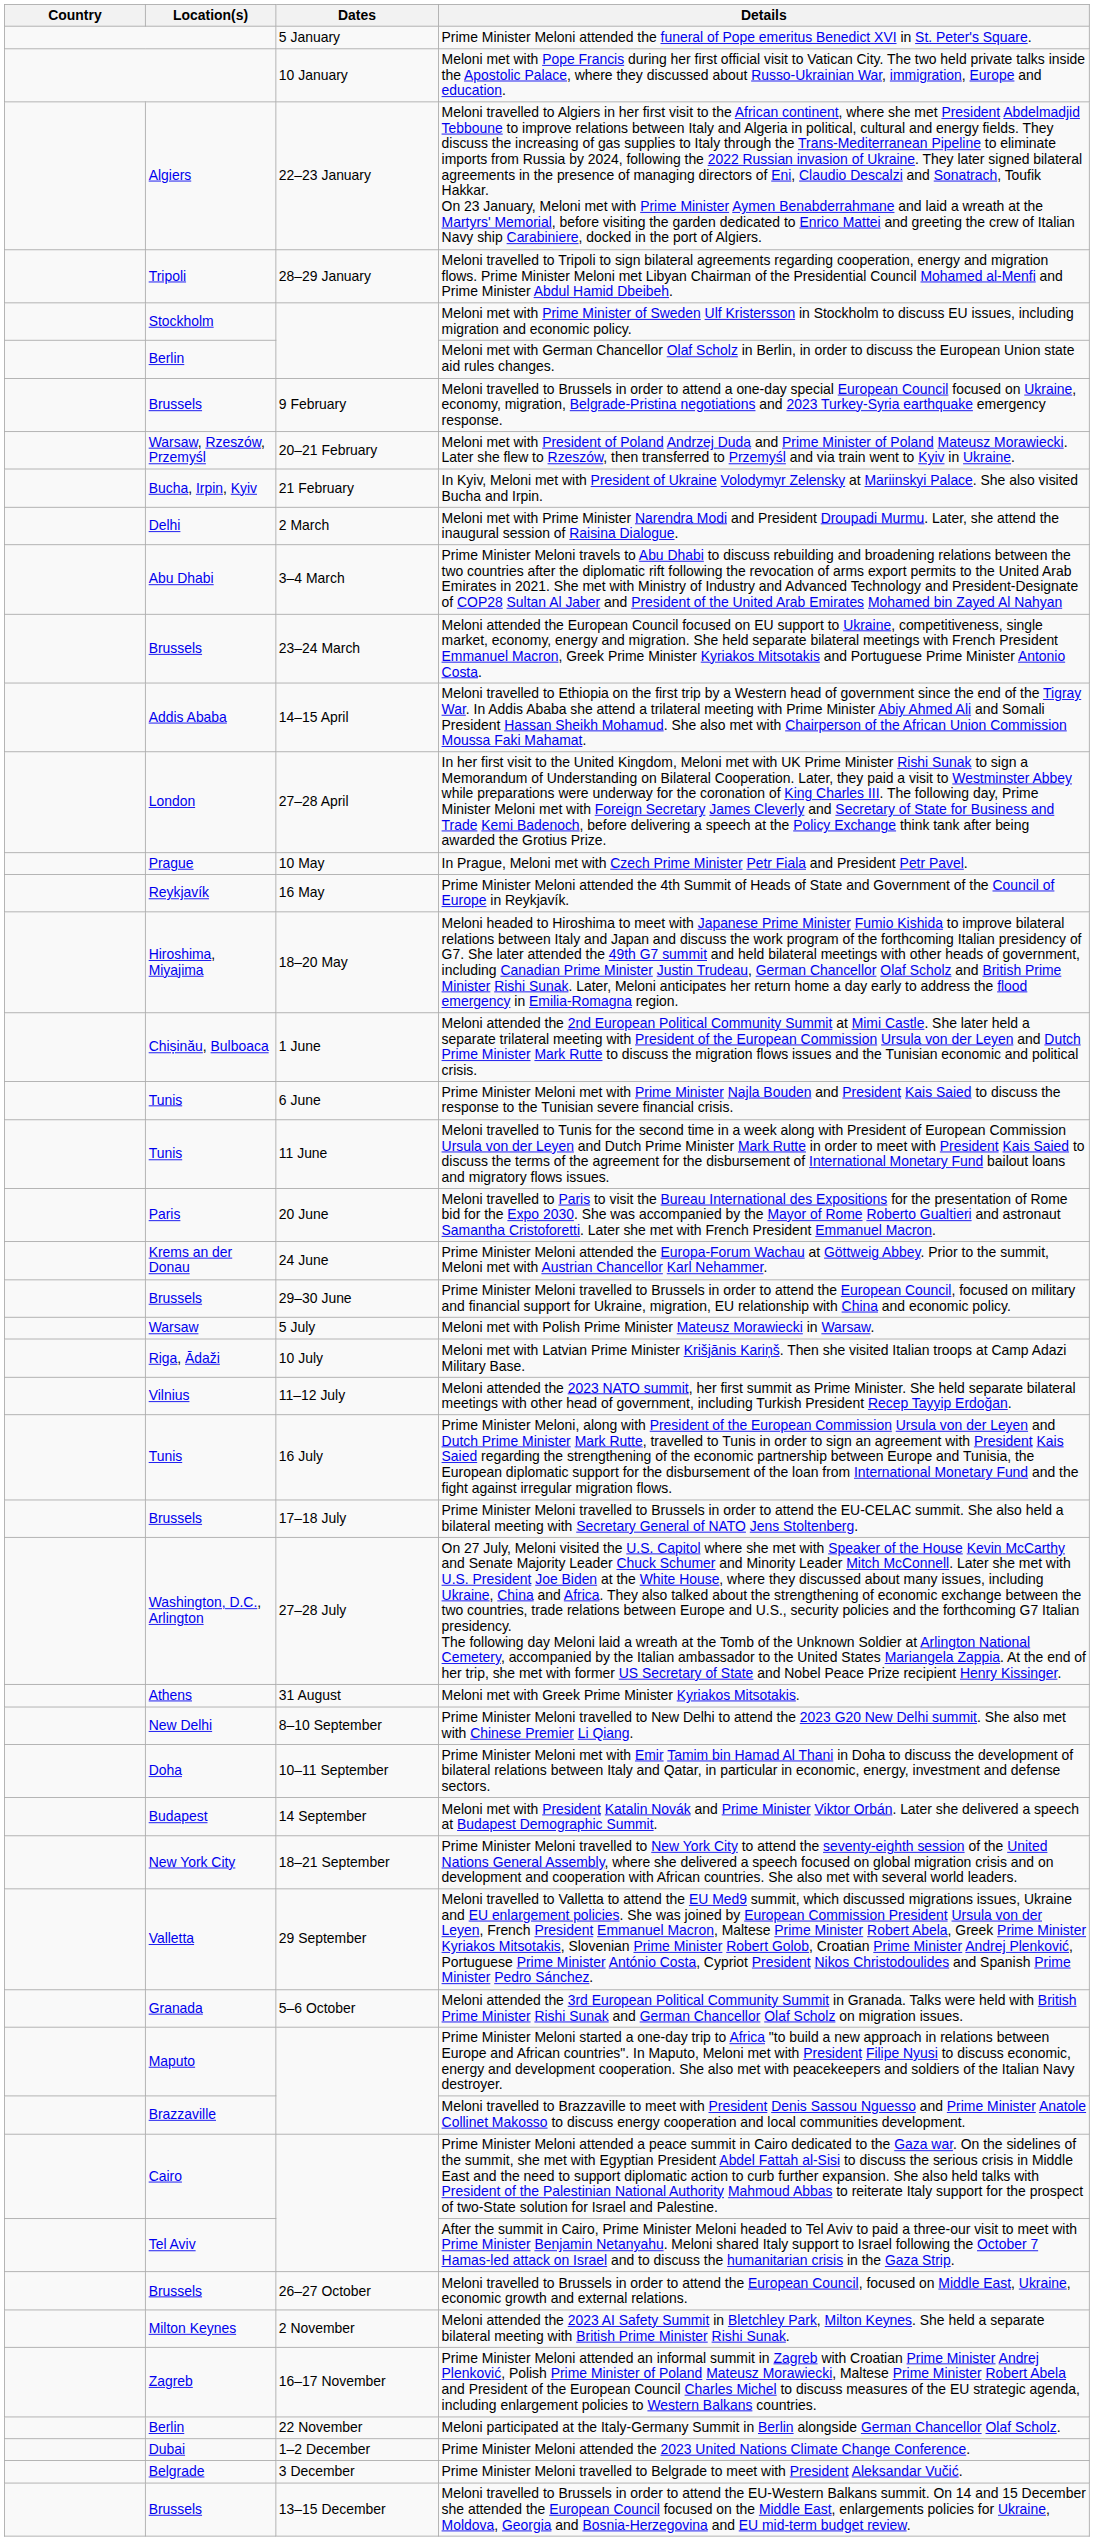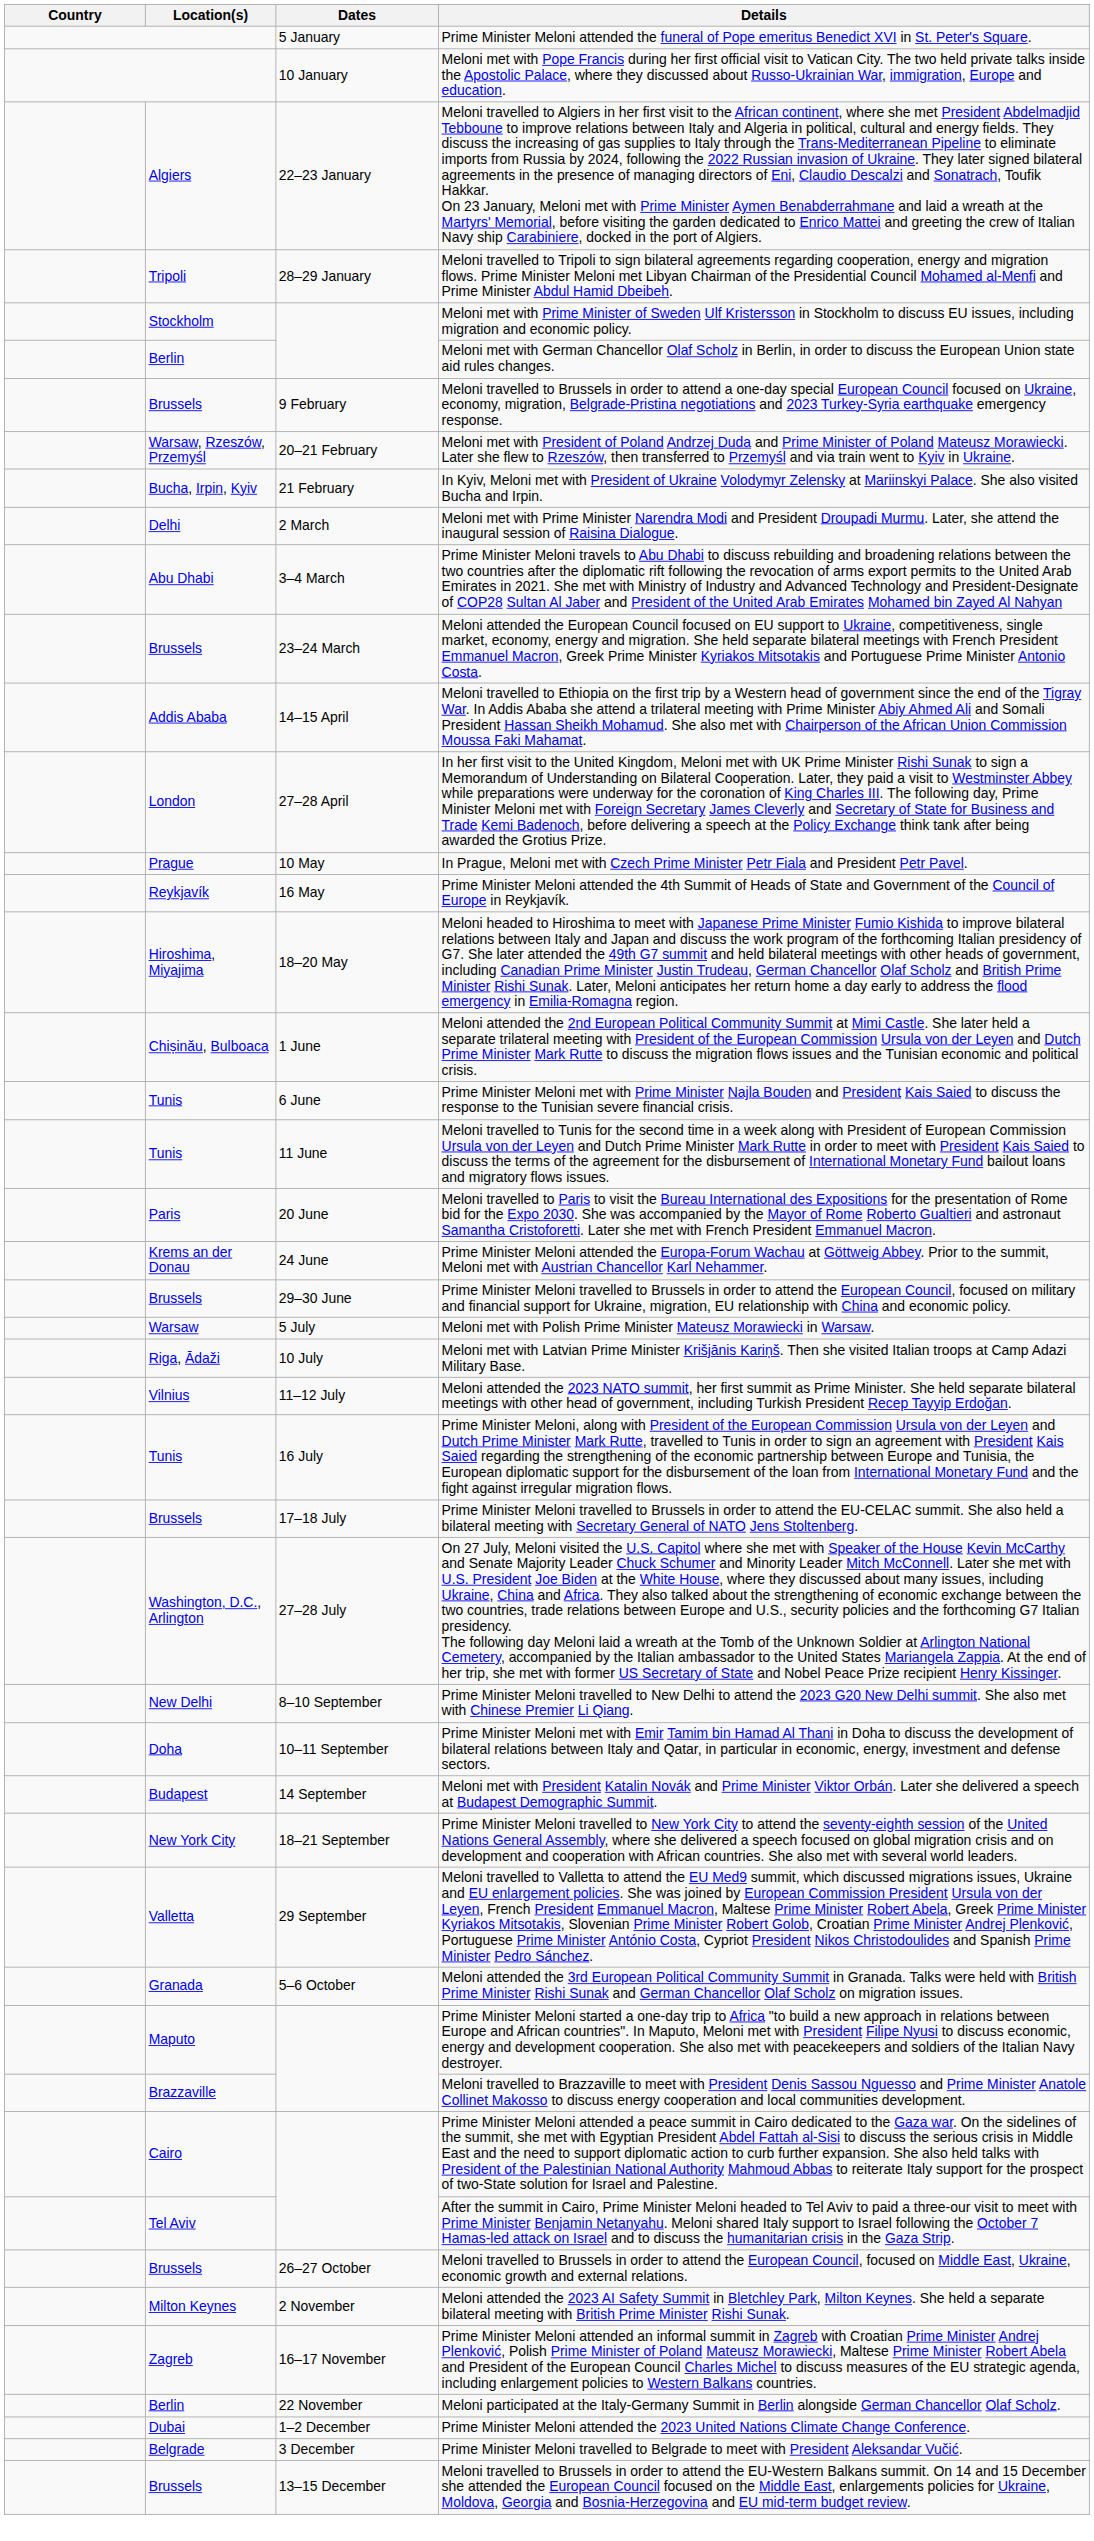- row: (621, 1695)
